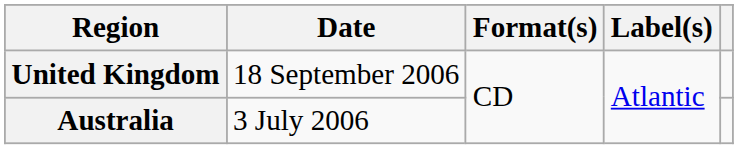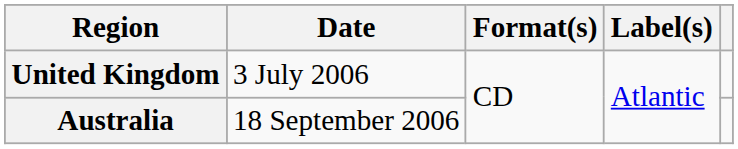(346, 73) 18 September 2006 -> (301, 73) 3 July 2006
(301, 119) 3 July 2006 -> (346, 119) 18 September 2006
